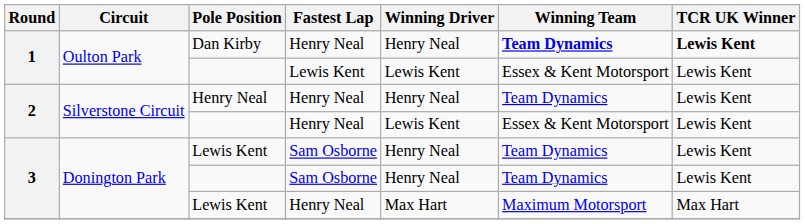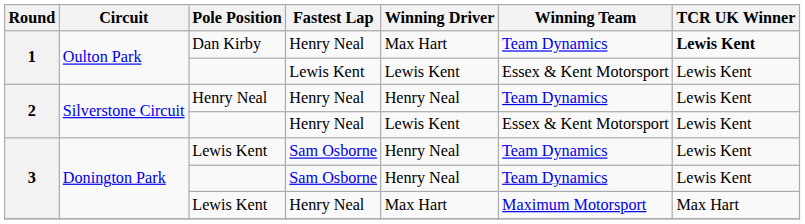(422, 44) Henry Neal -> (416, 44) Max Hart
(557, 44) bold -> (555, 44) normal
